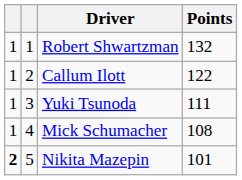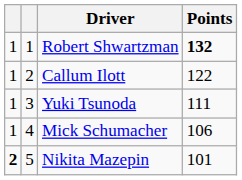(200, 46) normal -> (200, 46) bold
(200, 131) 108 -> (200, 131) 106
